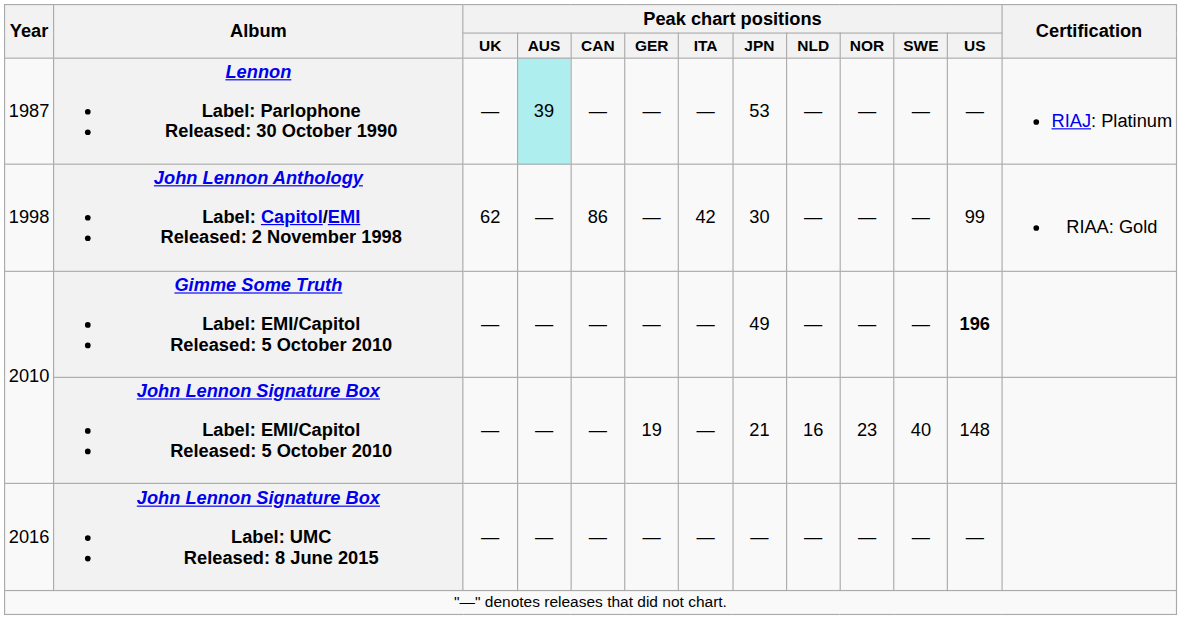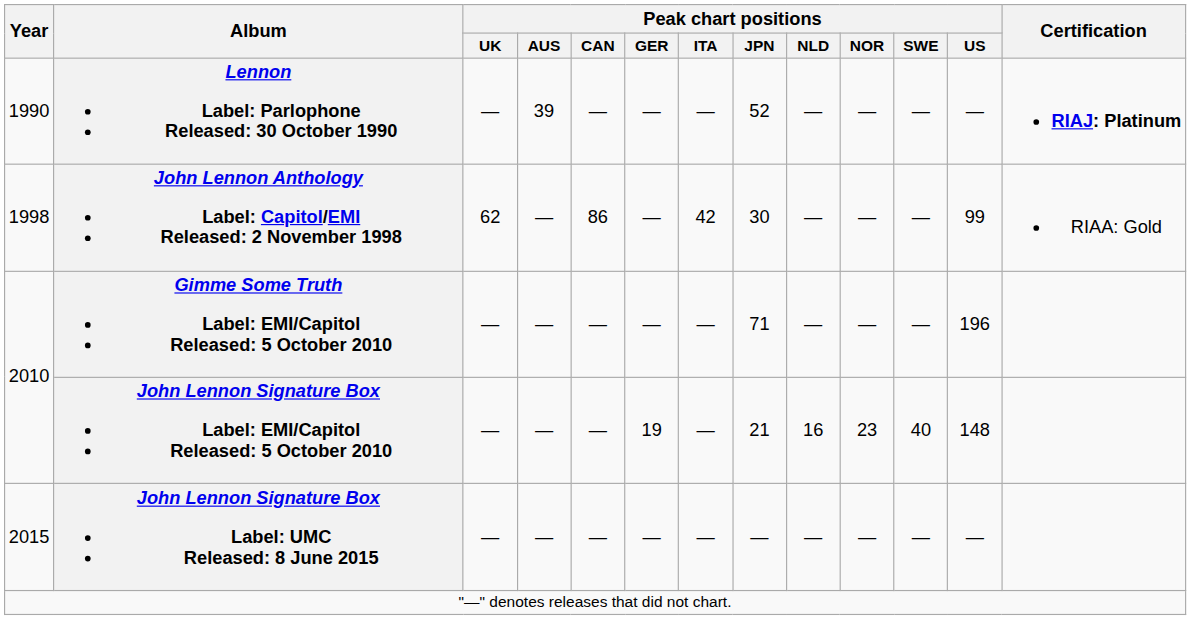(29, 111) 1987 -> (29, 111) 1990
(544, 111) paleturquoise background -> (544, 111) no background
(759, 111) 53 -> (759, 111) 52
(1089, 121) normal -> (1094, 121) bold
(759, 323) 49 -> (759, 323) 71
(975, 323) bold -> (975, 323) normal
(29, 536) 2016 -> (29, 536) 2015
